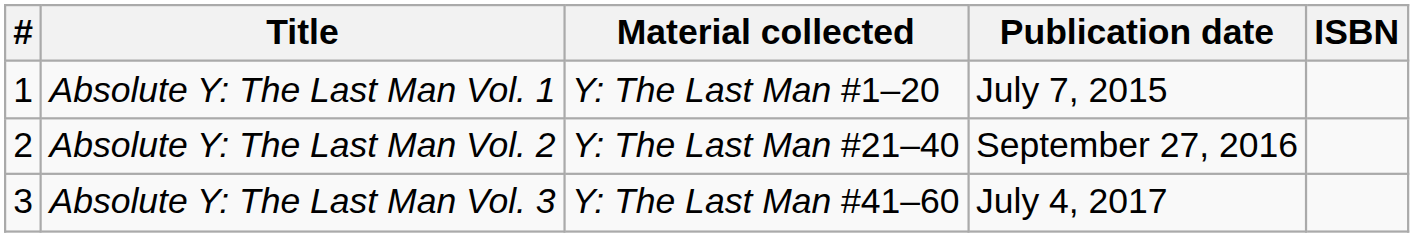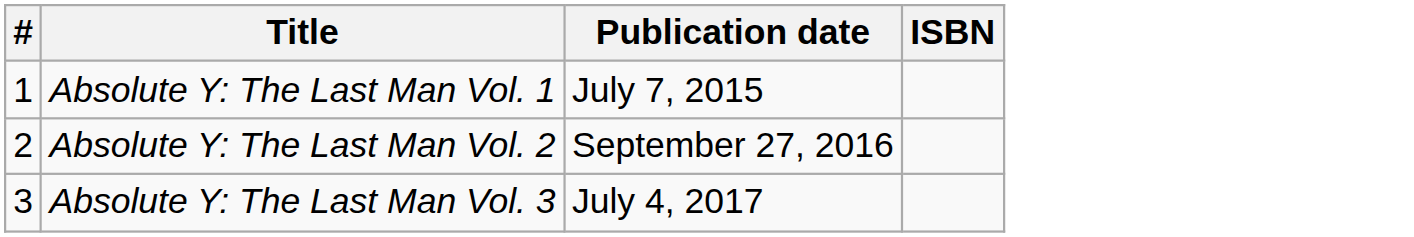- column: (766, 32)
